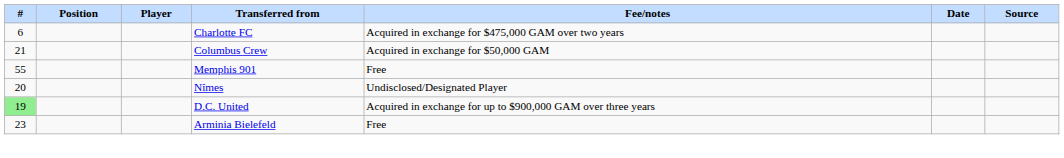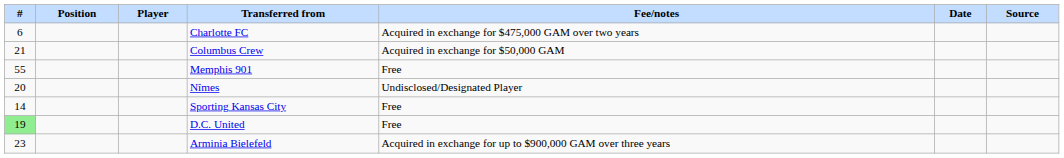+ row: (238, 106)
(511, 106) Acquired in exchange for up to $900,000 GAM over three years -> (391, 125) Free
(376, 125) Free -> (526, 143) Acquired in exchange for up to $900,000 GAM over three years
